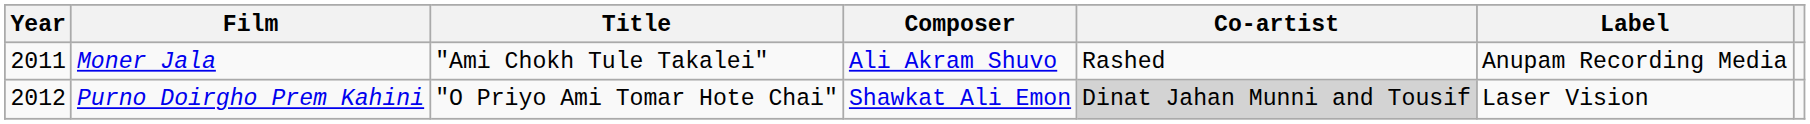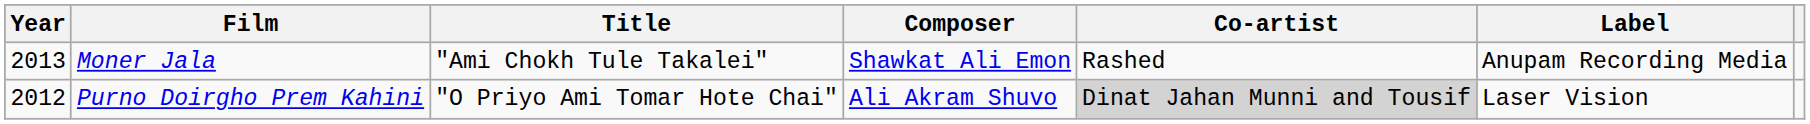(38, 61) 2011 -> (38, 61) 2013
(953, 61) Ali Akram Shuvo -> (960, 61) Shawkat Ali Emon
(960, 99) Shawkat Ali Emon -> (953, 99) Ali Akram Shuvo
